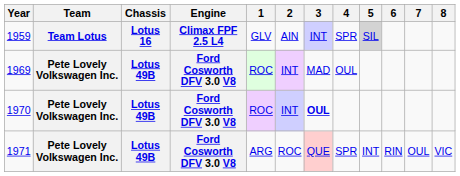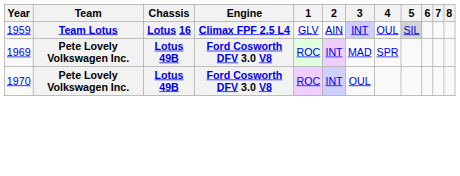(346, 36) SPR -> (388, 30) OUL
(346, 71) OUL -> (388, 53) SPR
(318, 111) bold -> (360, 81) normal
- row: (19, 152)
